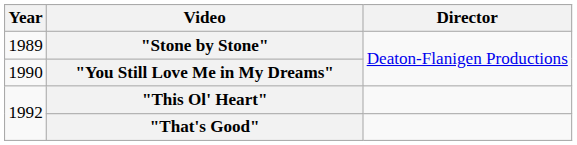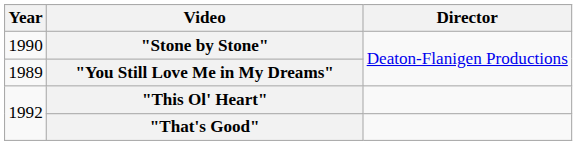(26, 45) 1989 -> (26, 45) 1990
(26, 72) 1990 -> (26, 72) 1989
